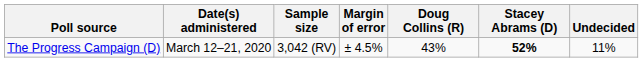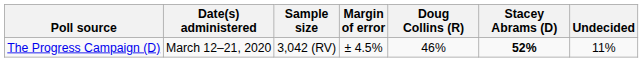(434, 47) 43% -> (434, 47) 46%
